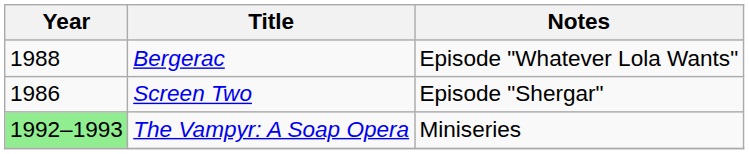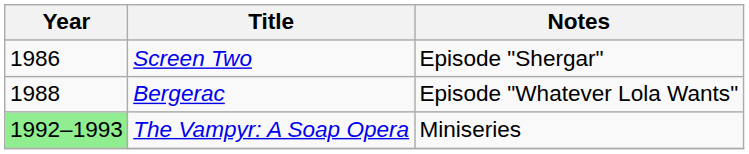rows swapped: (193, 93) <-> (179, 58)
